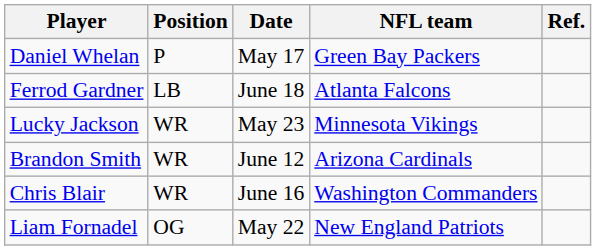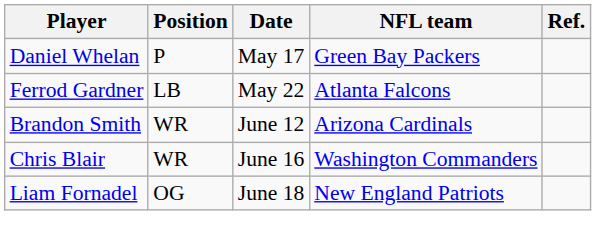(271, 90) June 18 -> (271, 90) May 22
- row: (74, 124)
(271, 227) May 22 -> (271, 192) June 18
